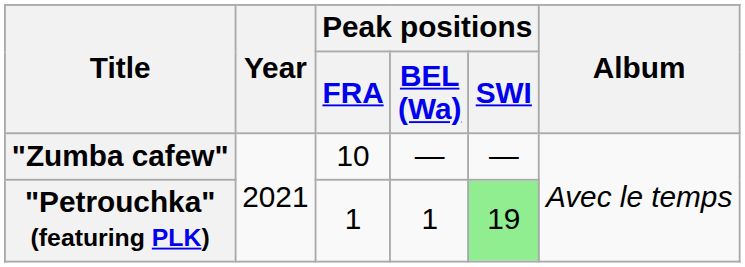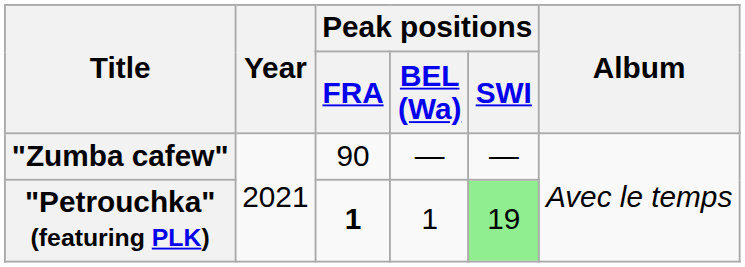(353, 155) 10 -> (353, 155) 90
(353, 219) normal -> (353, 219) bold
